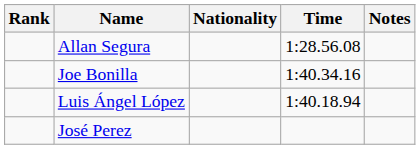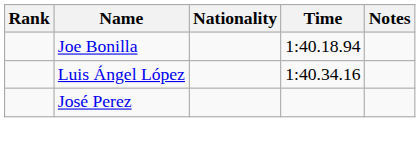- row: (104, 46)
(323, 74) 1:40.34.16 -> (323, 46) 1:40.18.94
(323, 102) 1:40.18.94 -> (323, 74) 1:40.34.16
